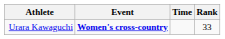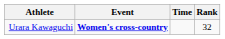(207, 27) 33 -> (207, 27) 32
